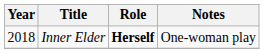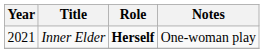(21, 37) 2018 -> (21, 37) 2021
